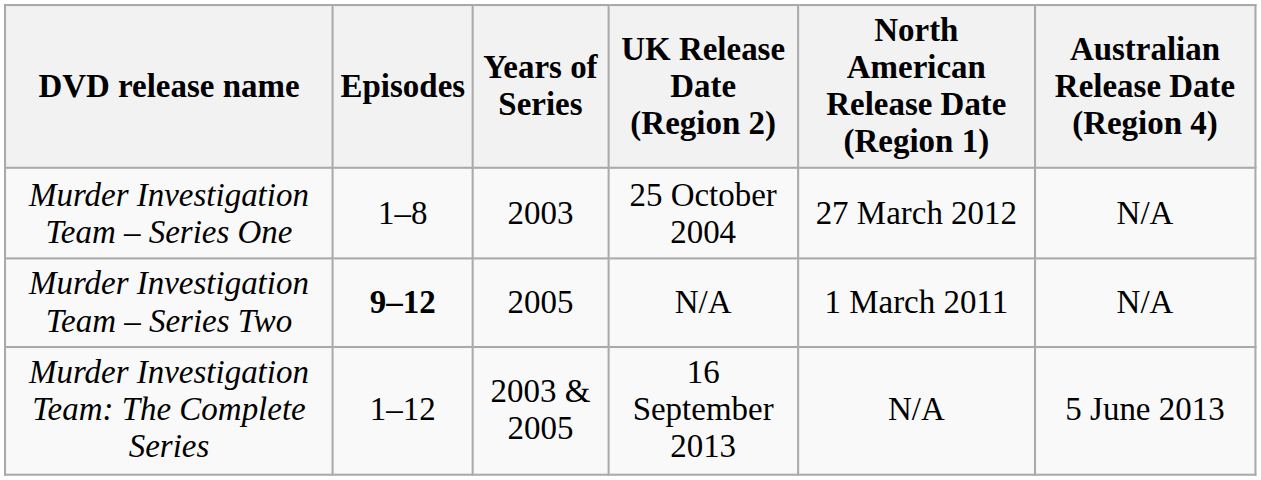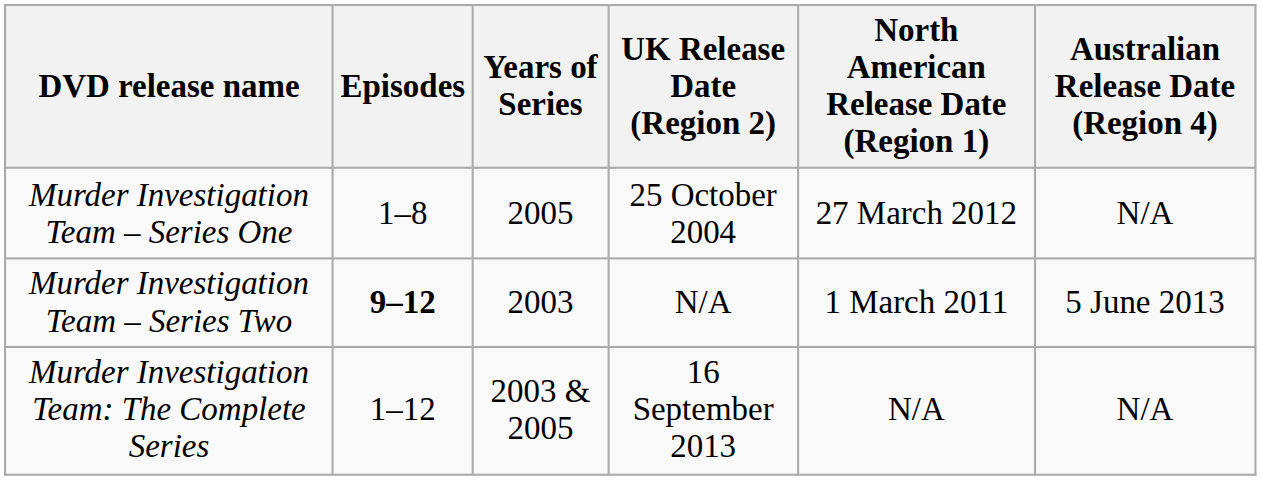(540, 212) 2003 -> (540, 212) 2005
(540, 302) 2005 -> (540, 302) 2003
(1145, 302) N/A -> (1145, 302) 5 June 2013
(1145, 409) 5 June 2013 -> (1145, 409) N/A
